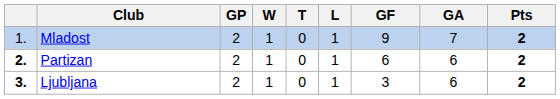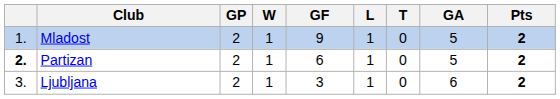columns swapped: (302, 15) <-> (385, 15)
(454, 37) 7 -> (454, 37) 5
(454, 60) 6 -> (454, 60) 5
(21, 82) bold -> (21, 82) normal
